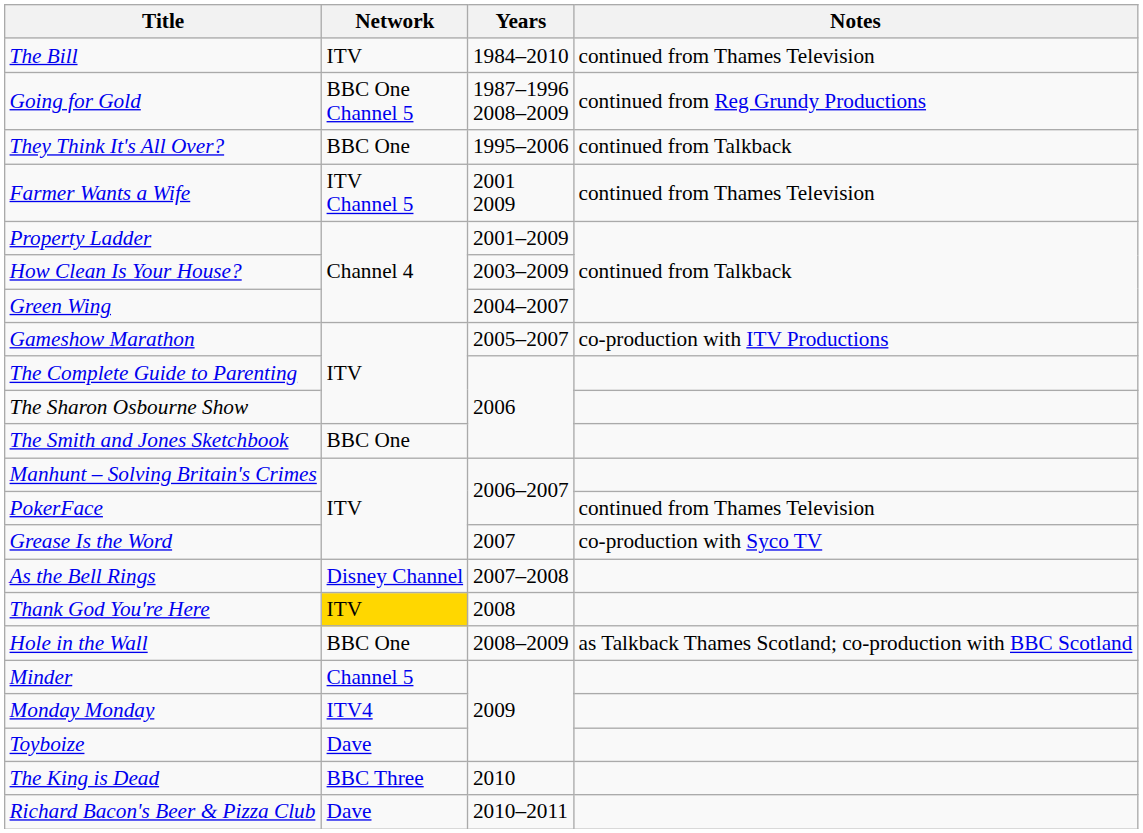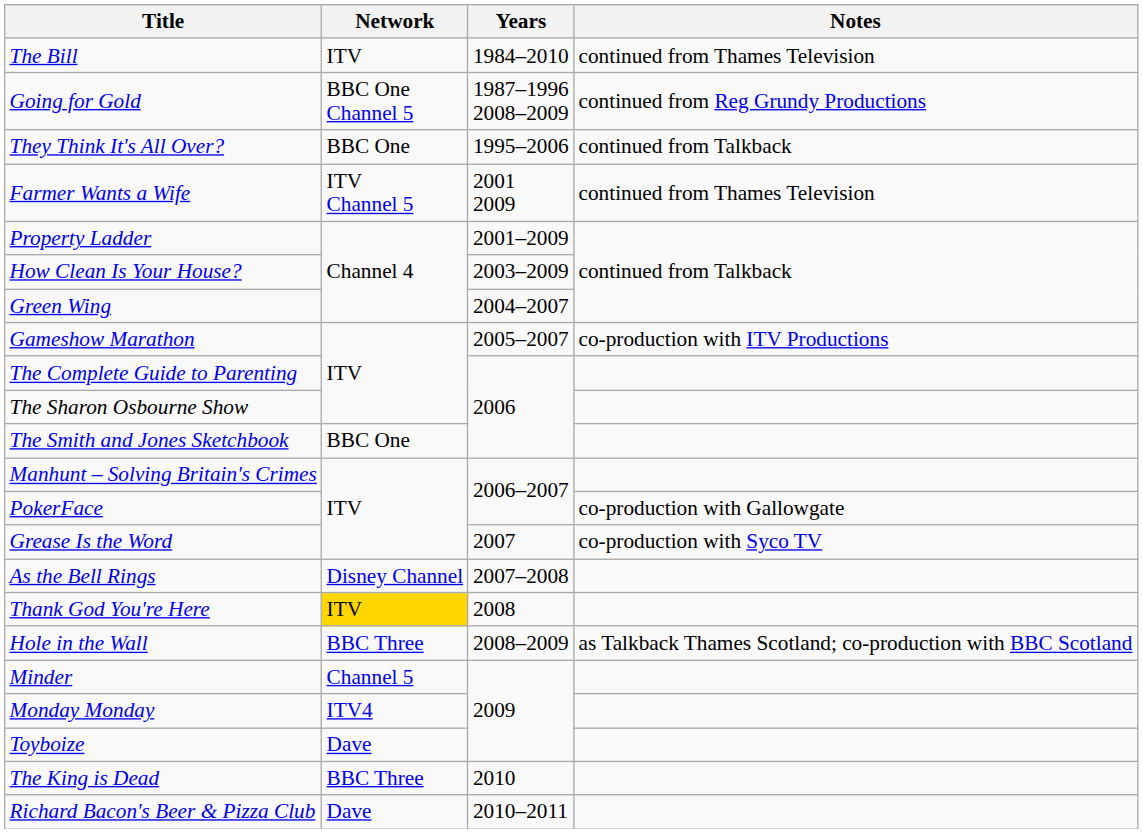(727, 507) continued from Thames Television -> (711, 507) co-production with Gallowgate
(368, 642) BBC One -> (375, 642) BBC Three
